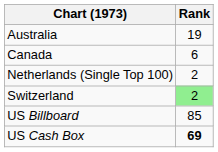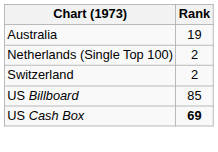- row: (30, 55)
(194, 95) lightgreen background -> (194, 75) no background
